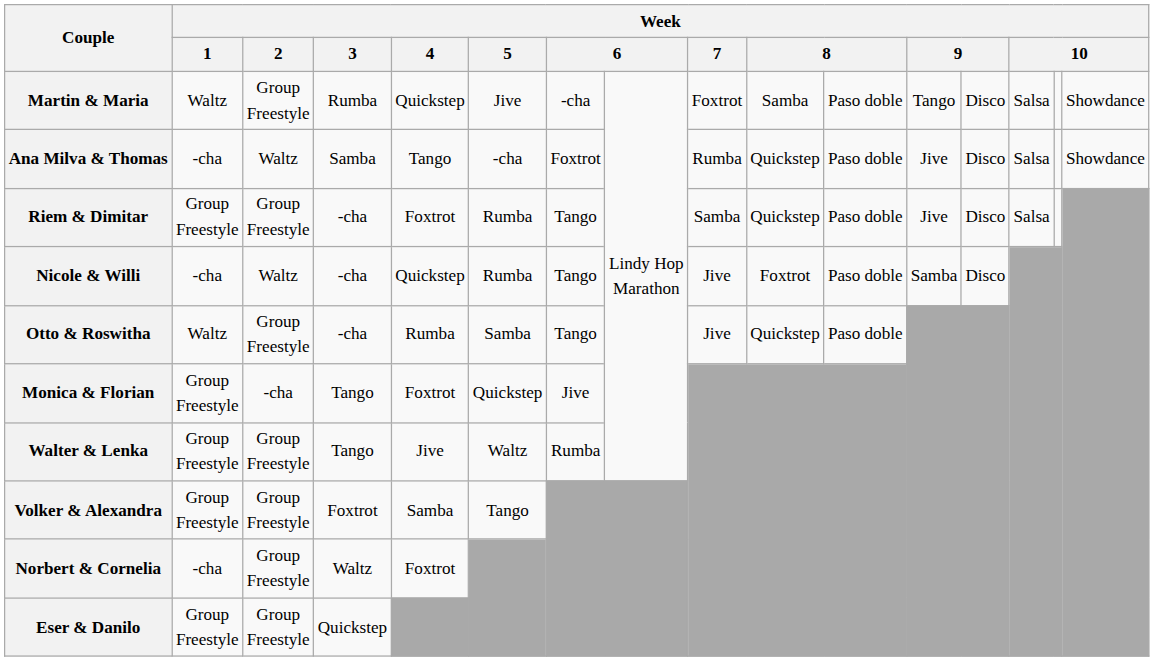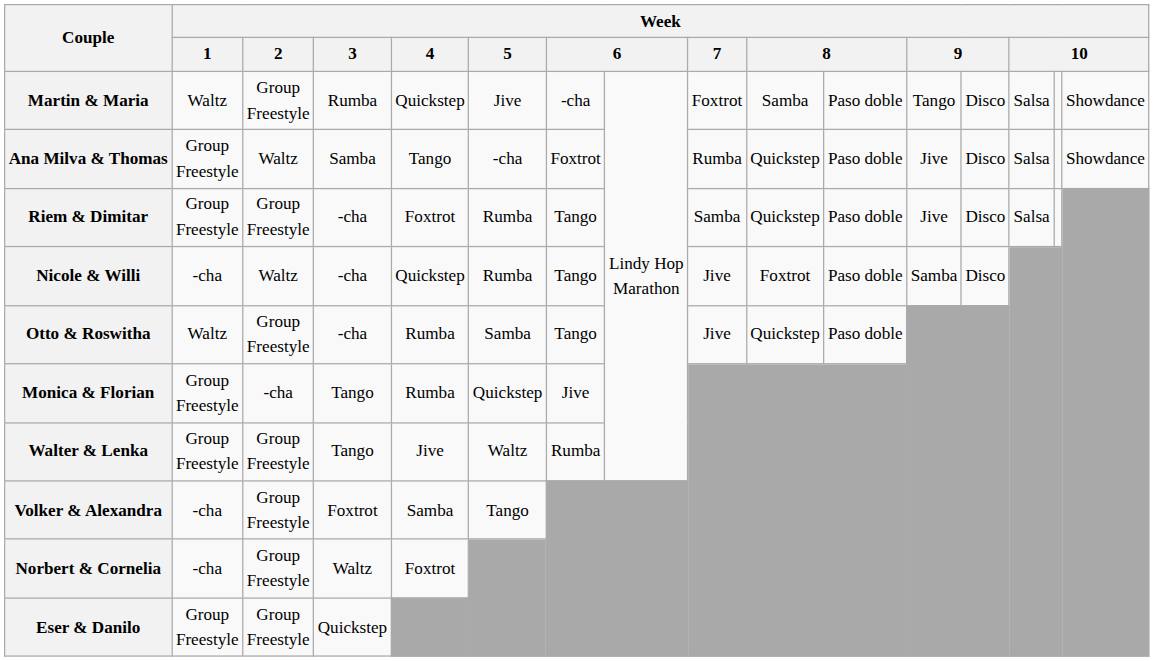(207, 158) -cha -> (207, 158) Group Freestyle
(430, 392) Foxtrot -> (430, 392) Rumba
(207, 509) Group Freestyle -> (207, 509) -cha
